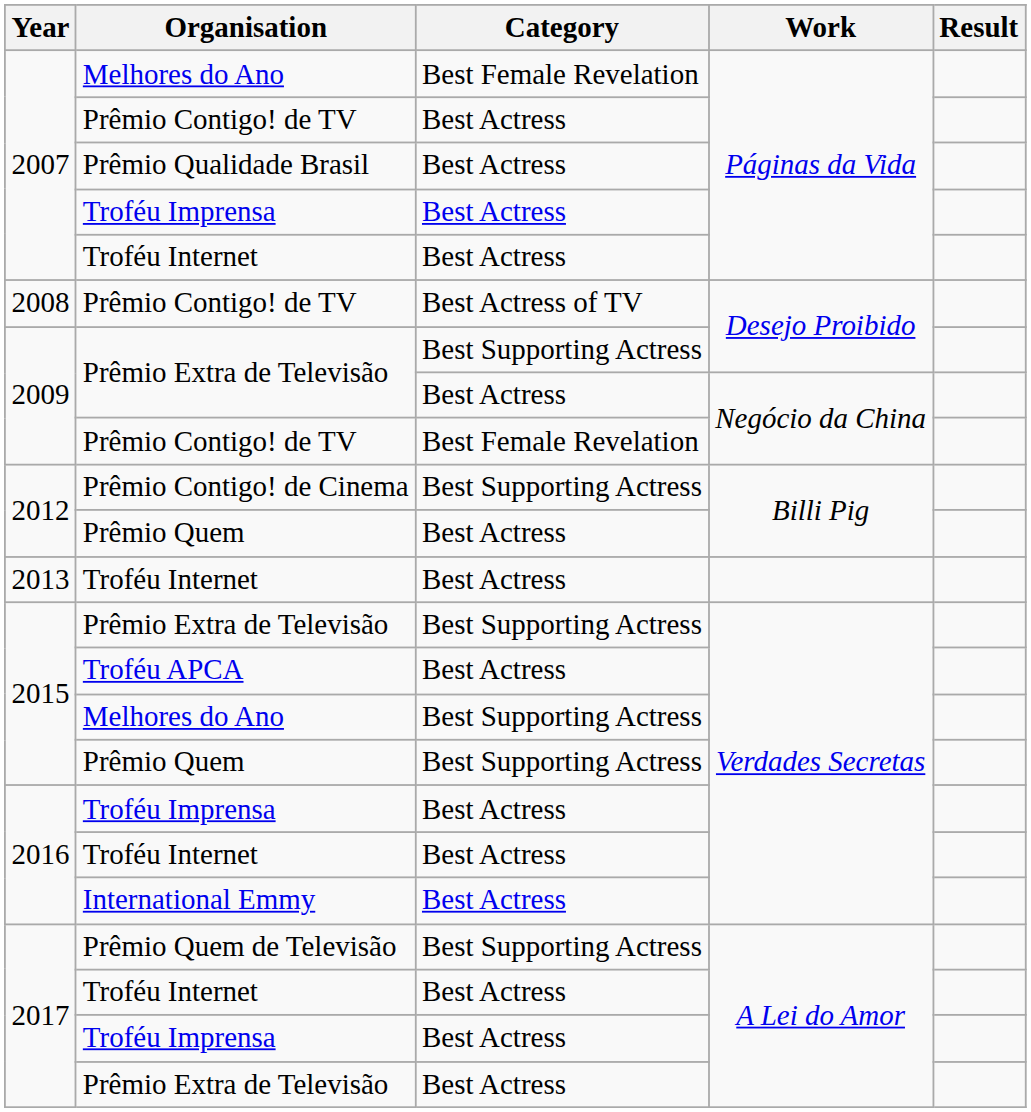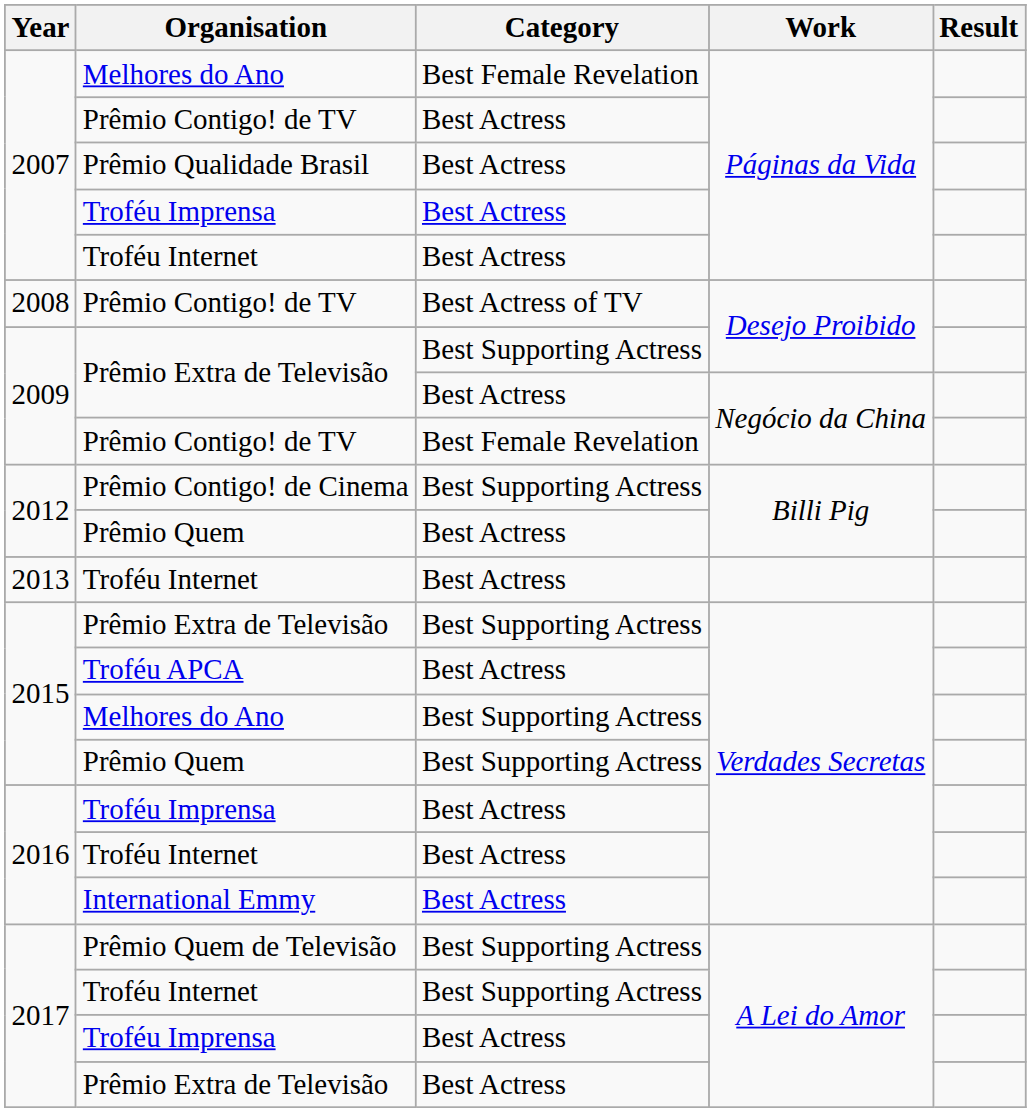(494, 991) Best Actress -> (562, 991) Best Supporting Actress
